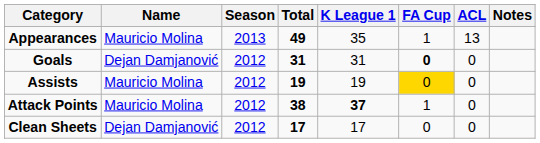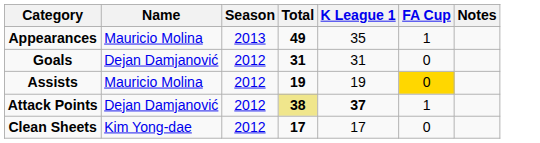- column: (472, 15)
(427, 60) bold -> (427, 60) normal
(153, 104) Mauricio Molina -> (161, 104) Dejan Damjanović
(298, 104) no background -> (298, 104) khaki background
(161, 127) Dejan Damjanović -> (148, 127) Kim Yong-dae
